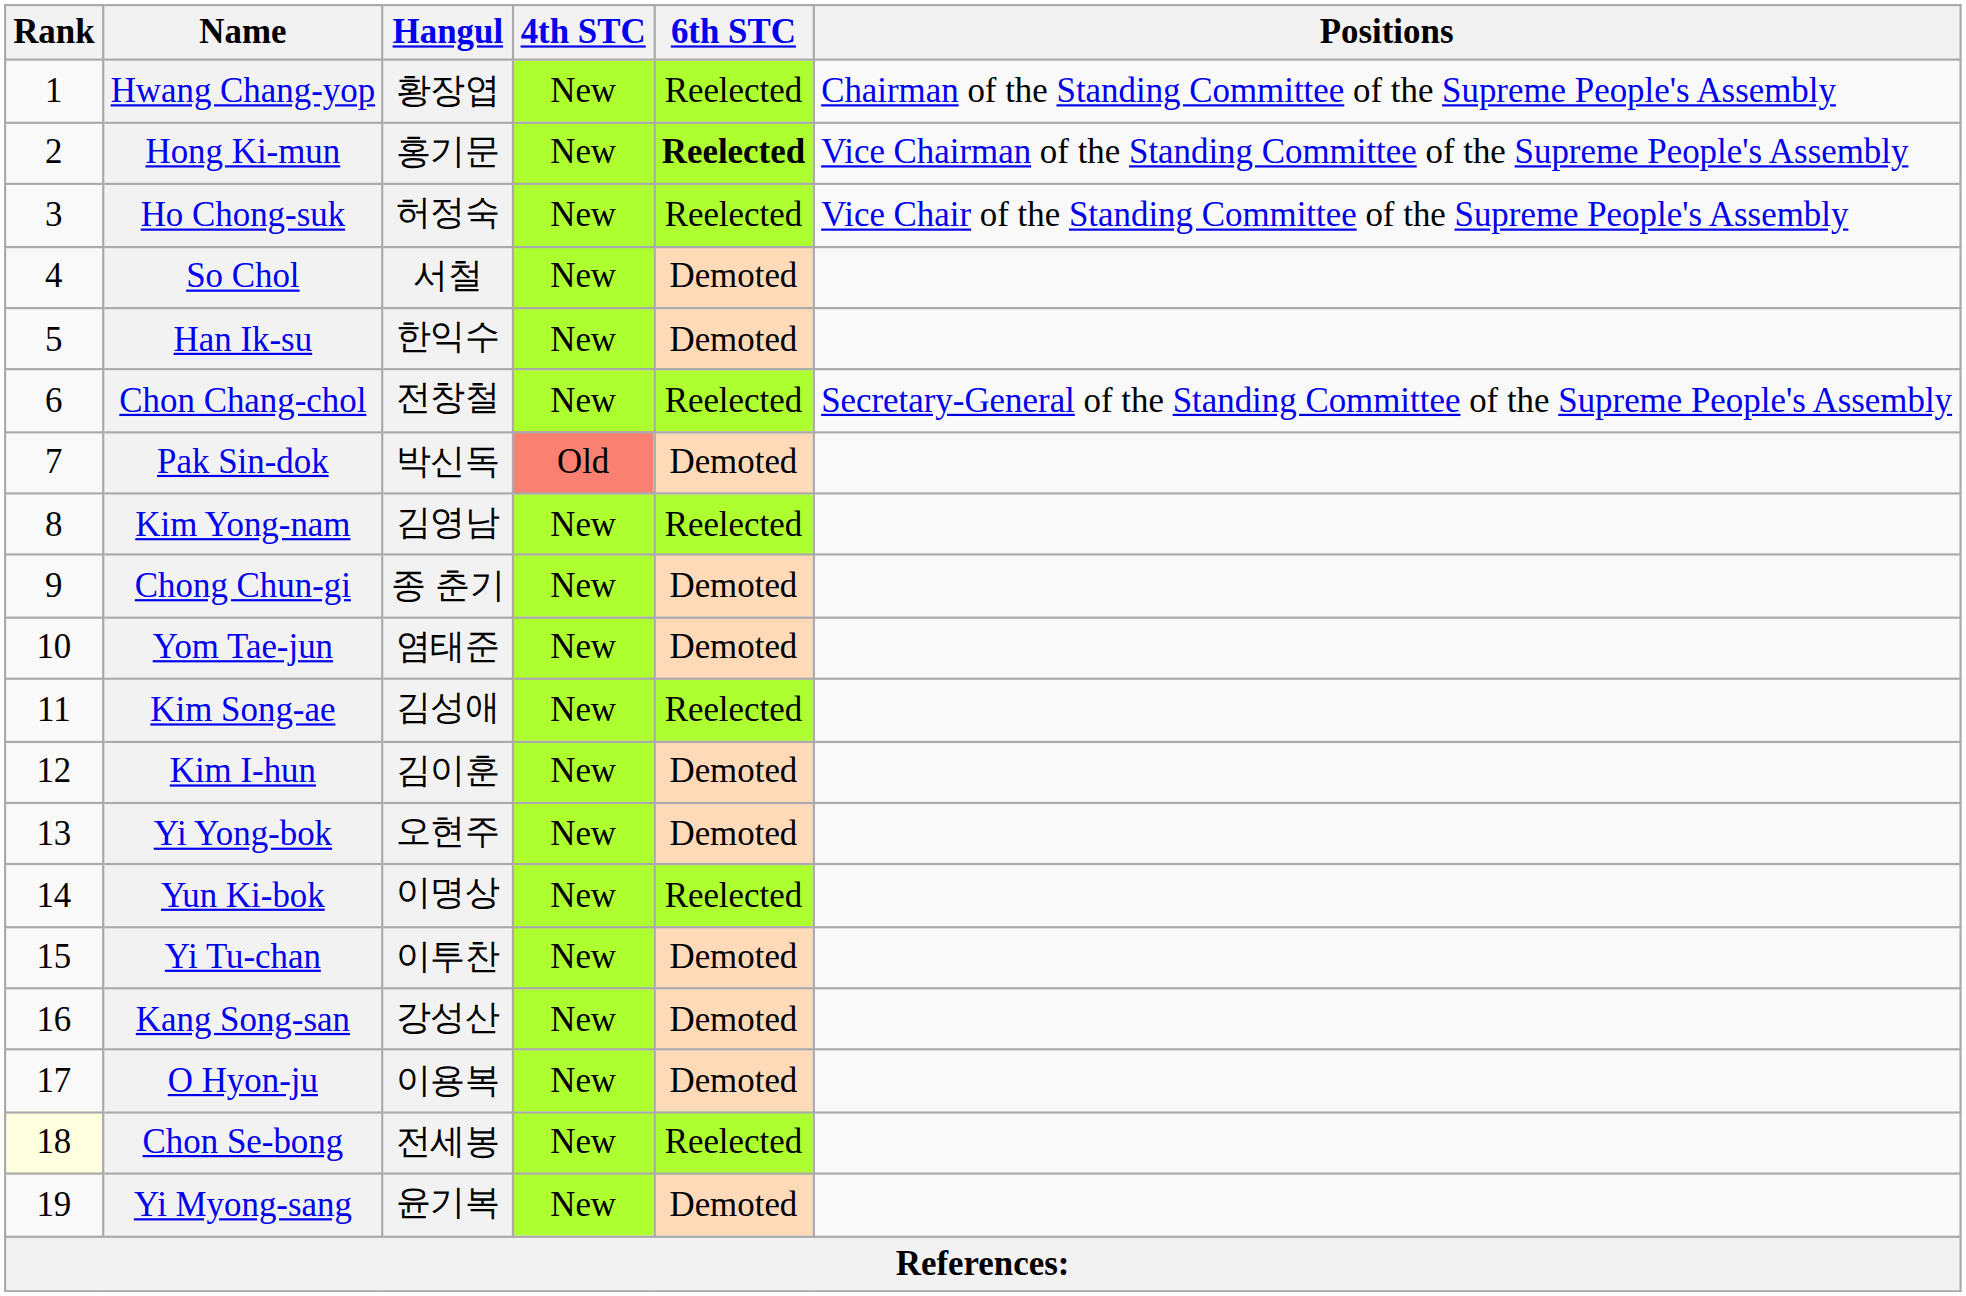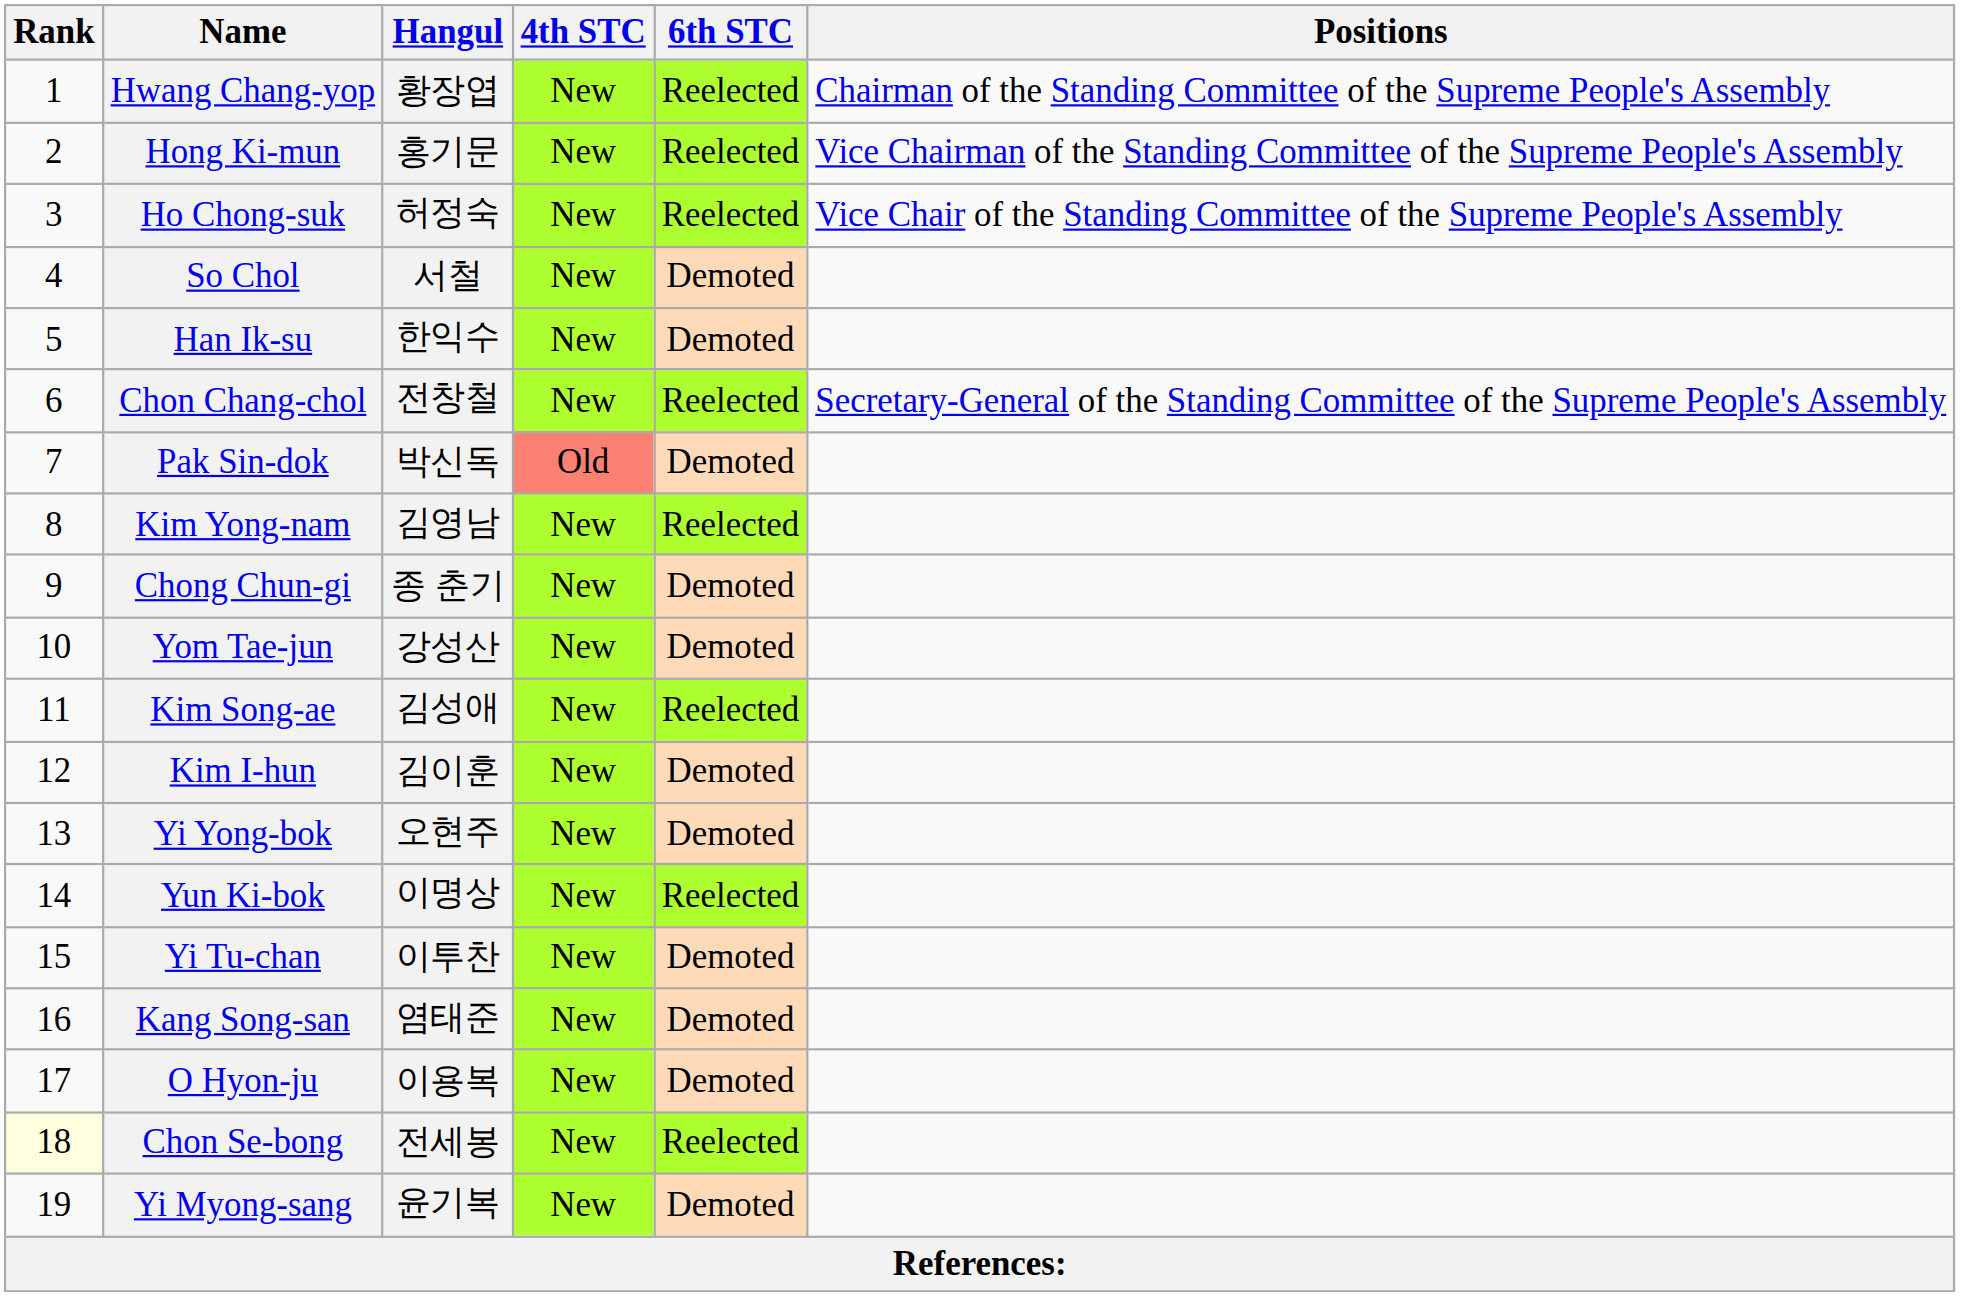(733, 152) bold -> (731, 152) normal
(448, 646) 염태준 -> (448, 646) 강성산
(448, 1017) 강성산 -> (448, 1017) 염태준
